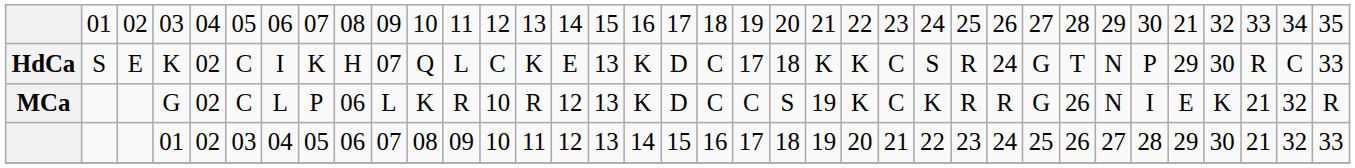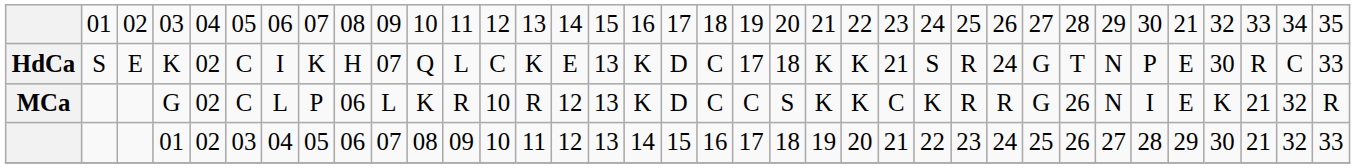(896, 63) C -> (896, 63) 21
(1186, 63) 29 -> (1186, 63) E
(824, 102) 19 -> (824, 102) K
